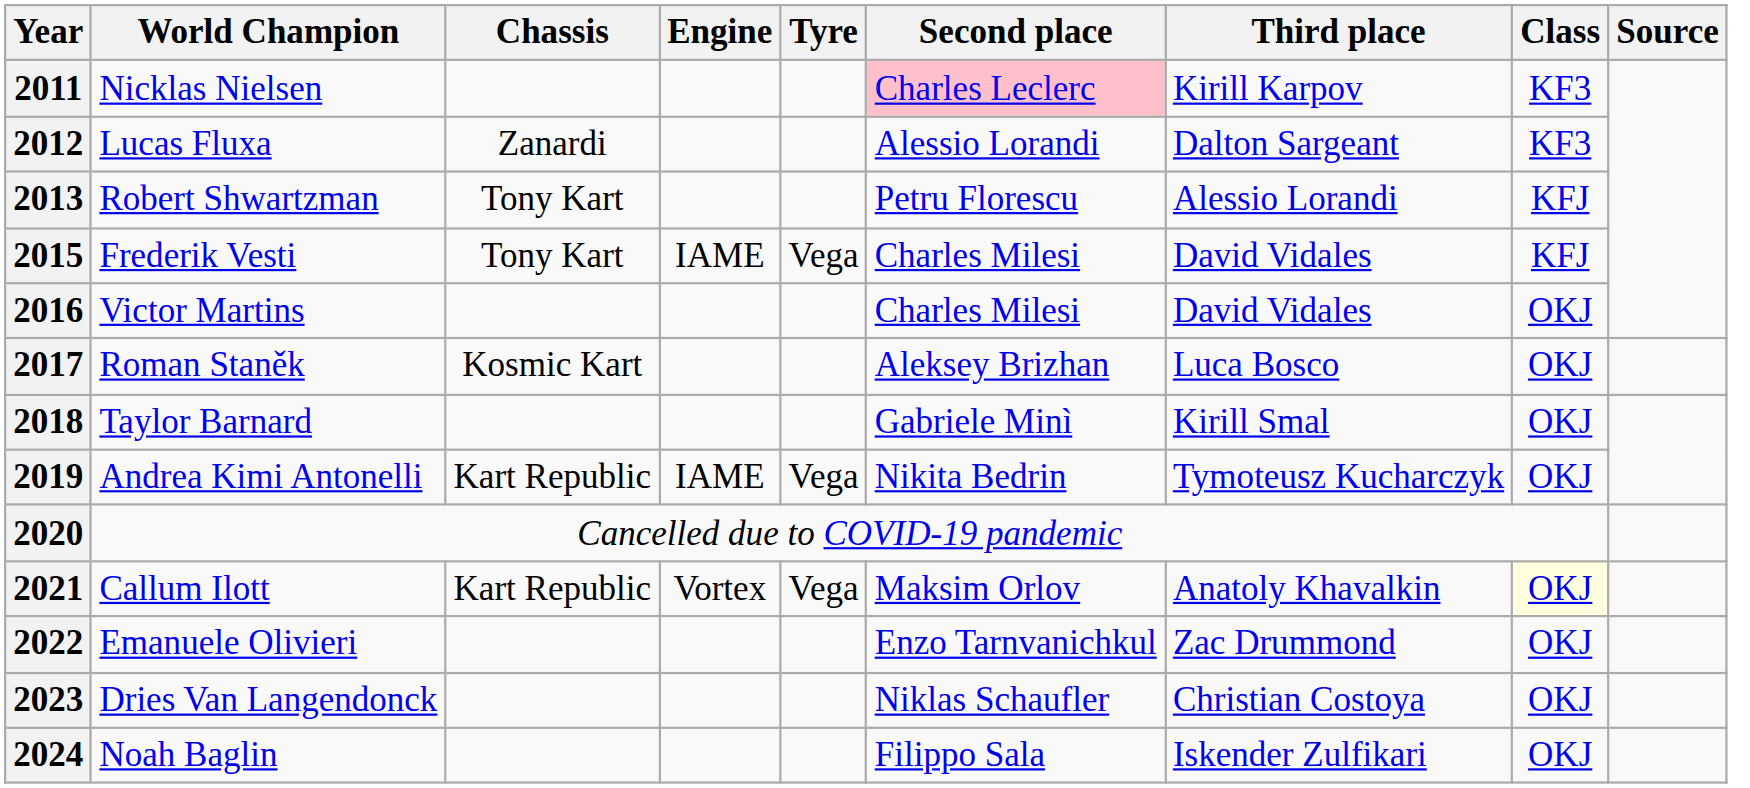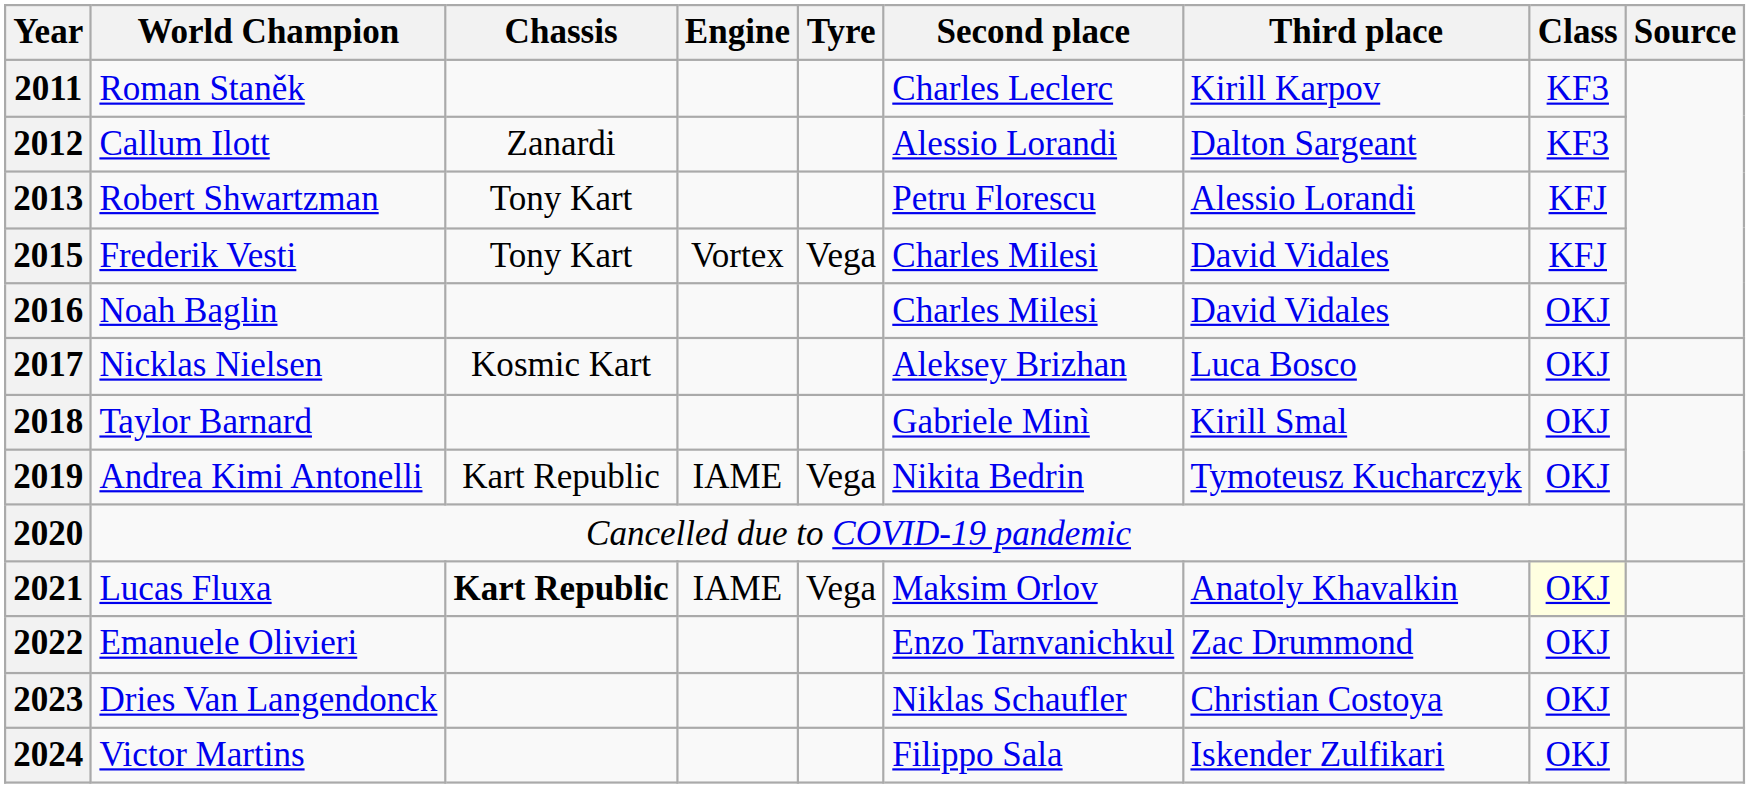(211, 87) Nicklas Nielsen -> (202, 87) Roman Staněk
(985, 87) pink background -> (1003, 87) no background
(186, 143) Lucas Fluxa -> (185, 143) Callum Ilott
(720, 254) IAME -> (737, 254) Vortex
(202, 310) Victor Martins -> (188, 310) Noah Baglin
(202, 365) Roman Staněk -> (211, 365) Nicklas Nielsen
(185, 587) Callum Ilott -> (186, 587) Lucas Fluxa
(552, 587) normal -> (561, 587) bold
(720, 587) Vortex -> (737, 587) IAME
(188, 754) Noah Baglin -> (202, 754) Victor Martins
